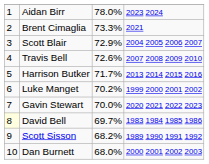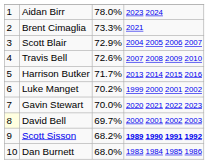(164, 120) 1983 1984 1985 1986 -> (164, 120) 2000 2001 2002 2003
(164, 136) normal -> (164, 136) bold
(164, 151) 2000 2001 2002 2003 -> (164, 151) 1983 1984 1985 1986
